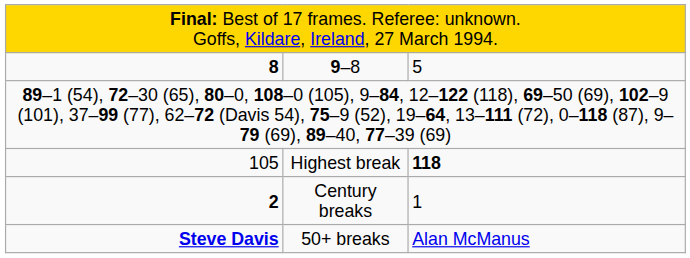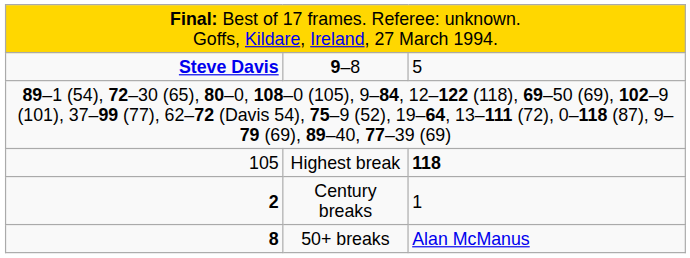(274, 67) 8 -> (229, 67) Steve Davis
(229, 239) Steve Davis -> (274, 239) 8
